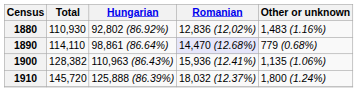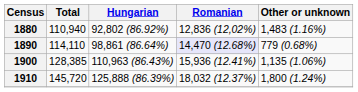(67, 29) 110,930 -> (67, 29) 110,940
(68, 62) 128,382 -> (68, 62) 128,385
